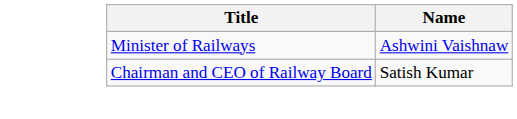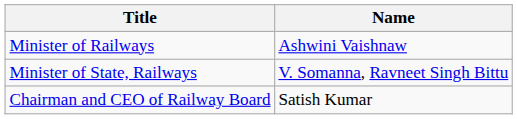+ row: (103, 72)
